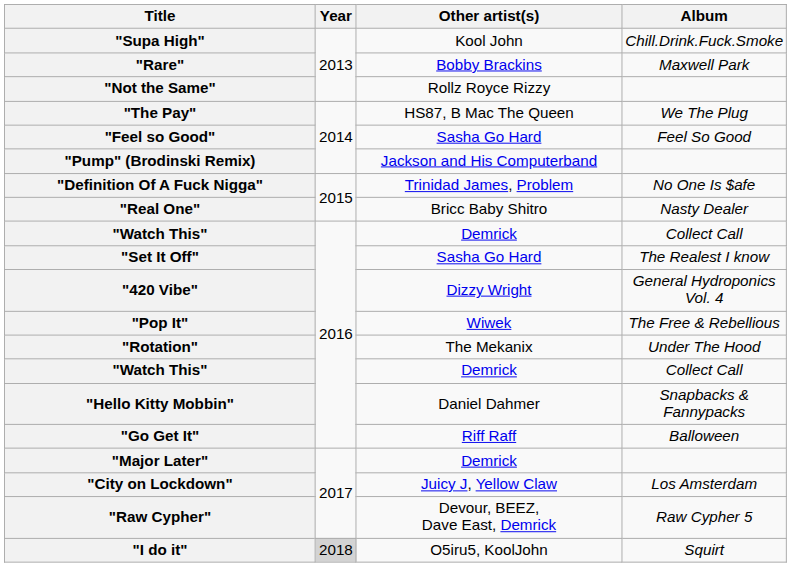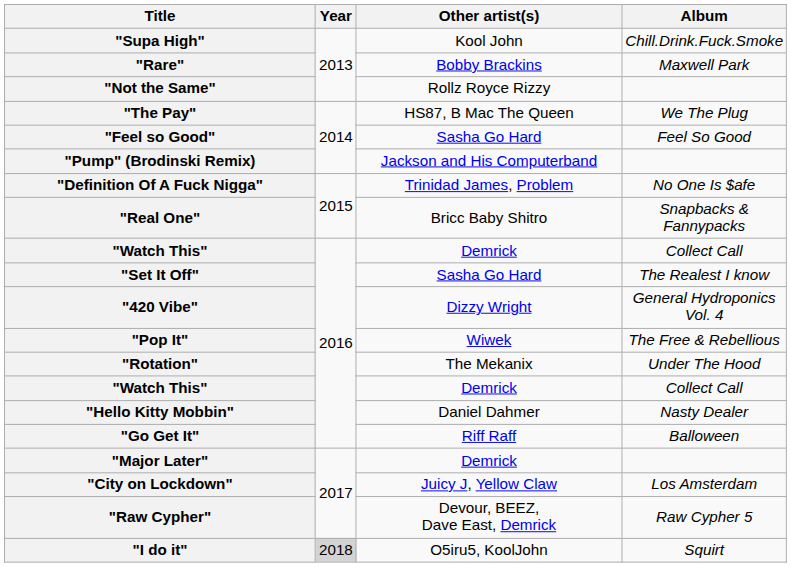(704, 209) Nasty Dealer -> (704, 217) Snapbacks & Fannypacks
(704, 403) Snapbacks & Fannypacks -> (704, 412) Nasty Dealer
